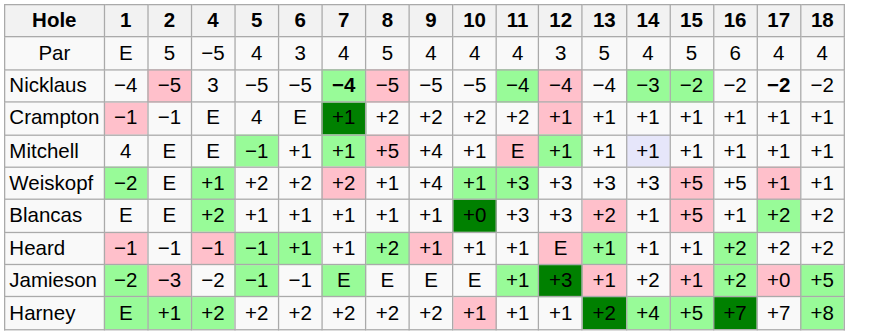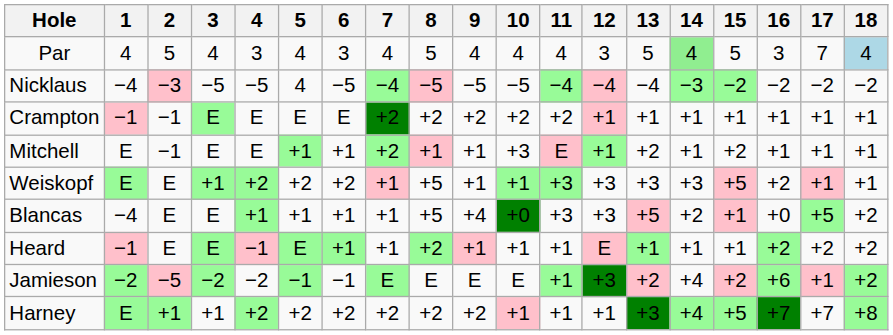+ column: (213, 20)
(126, 53) E -> (126, 53) 4
(213, 53) −5 -> (257, 53) 3
(648, 53) no background -> (691, 53) lightgreen background
(735, 53) 6 -> (779, 53) 3
(779, 53) 4 -> (822, 53) 7
(822, 53) no background -> (866, 53) lightblue background
(169, 85) −5 -> (169, 85) −3
(213, 85) 3 -> (257, 85) −5
(257, 85) −5 -> (300, 85) 4
(344, 85) bold -> (387, 85) normal
(779, 85) bold -> (822, 85) normal
(257, 118) 4 -> (300, 118) E
(344, 118) +1 -> (387, 118) +2
(126, 150) 4 -> (126, 150) E
(169, 150) E -> (169, 150) −1
(257, 150) −1 -> (300, 150) +1
(344, 150) +1 -> (387, 150) +2
(387, 150) +5 -> (431, 150) +1
(431, 150) +4 -> (475, 150) +1
(475, 150) +1 -> (518, 150) +3
(604, 150) +1 -> (648, 150) +2
(648, 150) lavender background -> (691, 150) no background
(691, 150) +1 -> (735, 150) +2
(126, 183) −2 -> (126, 183) E
(213, 183) +1 -> (257, 183) +2
(344, 183) +2 -> (387, 183) +1
(387, 183) +1 -> (431, 183) +5
(431, 183) +4 -> (475, 183) +1
(735, 183) +5 -> (779, 183) +2
(126, 215) E -> (126, 215) −4
(213, 215) +2 -> (257, 215) +1
(387, 215) +1 -> (431, 215) +5
(431, 215) +1 -> (475, 215) +4
(604, 215) +2 -> (648, 215) +5
(648, 215) +1 -> (691, 215) +2
(691, 215) +5 -> (735, 215) +1
(735, 215) +1 -> (779, 215) +0
(779, 215) +2 -> (822, 215) +5
(169, 248) −1 -> (169, 248) E
(257, 248) −1 -> (300, 248) E
(169, 280) −3 -> (169, 280) −5
(604, 280) +1 -> (648, 280) +2
(648, 280) +2 -> (691, 280) +4
(691, 280) +1 -> (735, 280) +2
(735, 280) +2 -> (779, 280) +6
(779, 280) +0 -> (822, 280) +1
(822, 280) +5 -> (866, 280) +2
(604, 313) +2 -> (648, 313) +3
